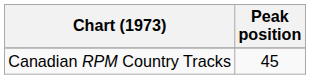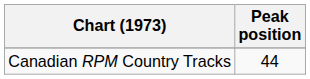(270, 61) 45 -> (270, 61) 44
